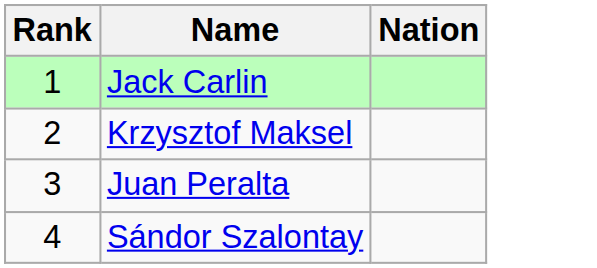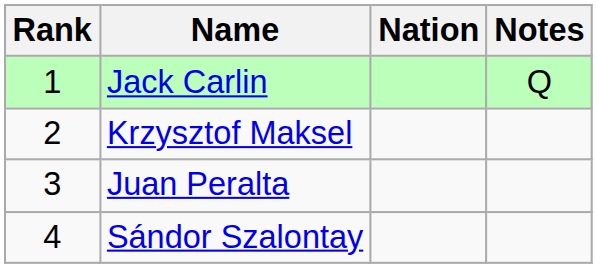+ column: (539, 30)
